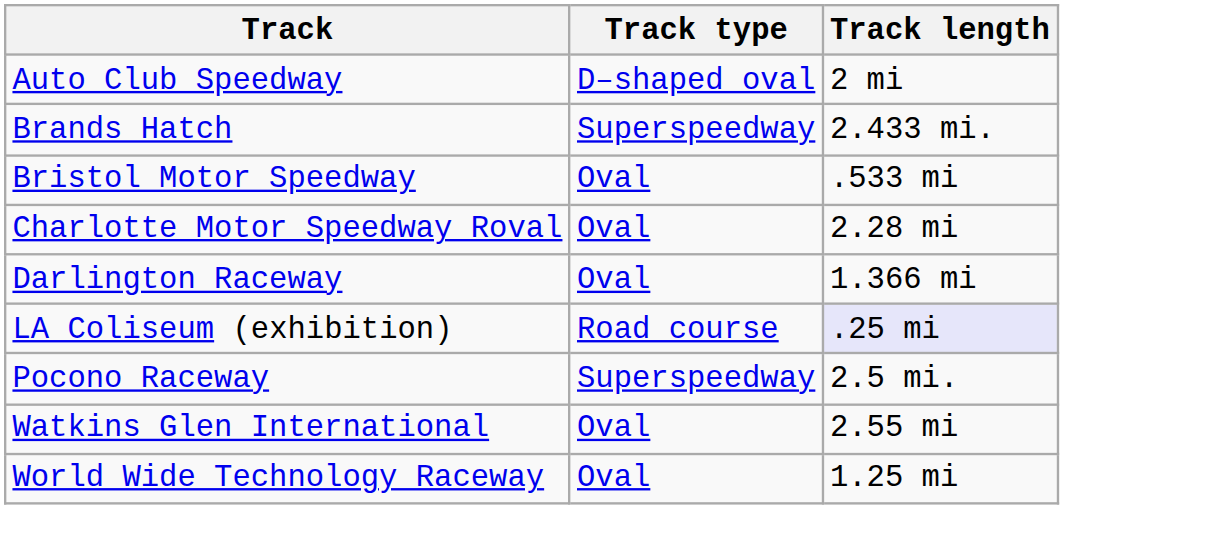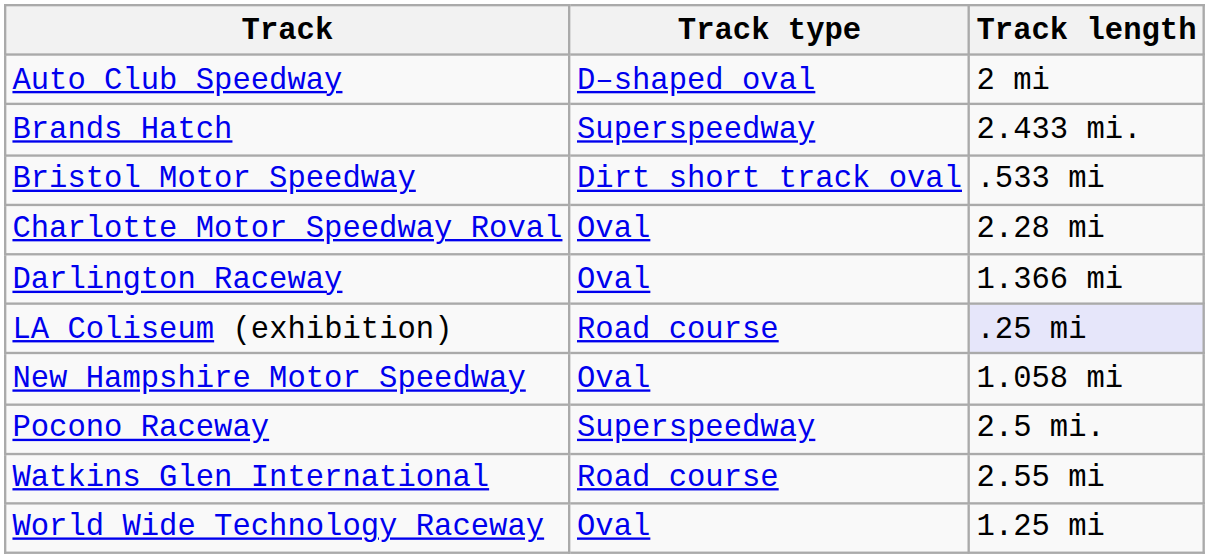(614, 179) Oval -> (769, 179) Dirt short track oval
+ row: (269, 379)
(614, 428) Oval -> (678, 478) Road course
